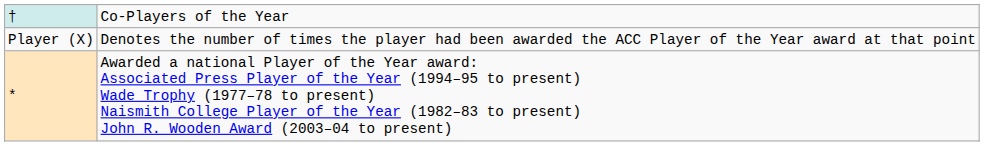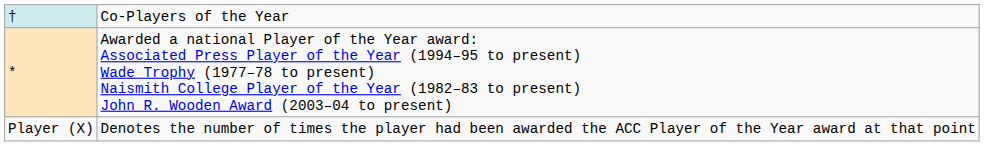rows swapped: (12, 96) <-> (51, 40)
